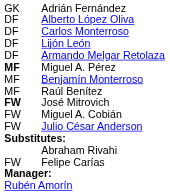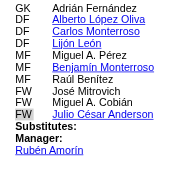- row: (103, 55)
(12, 67) bold -> (23, 55) normal
(13, 103) bold -> (24, 91) normal
(13, 126) no background -> (24, 114) lightgrey background
- row: (79, 150)
- row: (73, 162)
